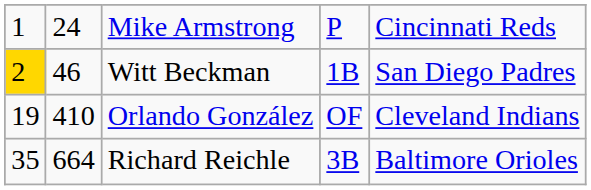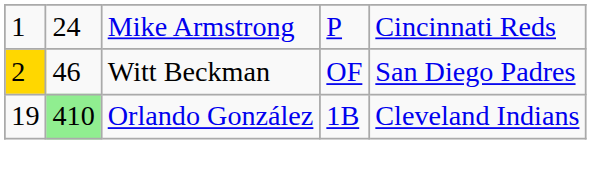(343, 71) 1B -> (344, 71) OF
(74, 116) no background -> (74, 116) lightgreen background
(344, 116) OF -> (343, 116) 1B
- row: (199, 160)
